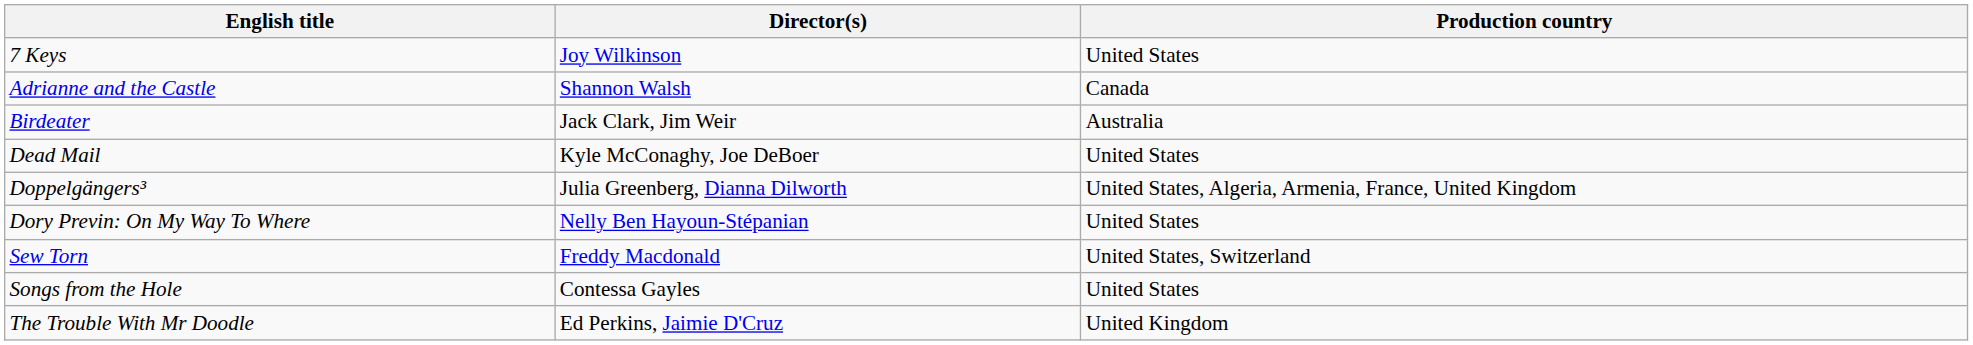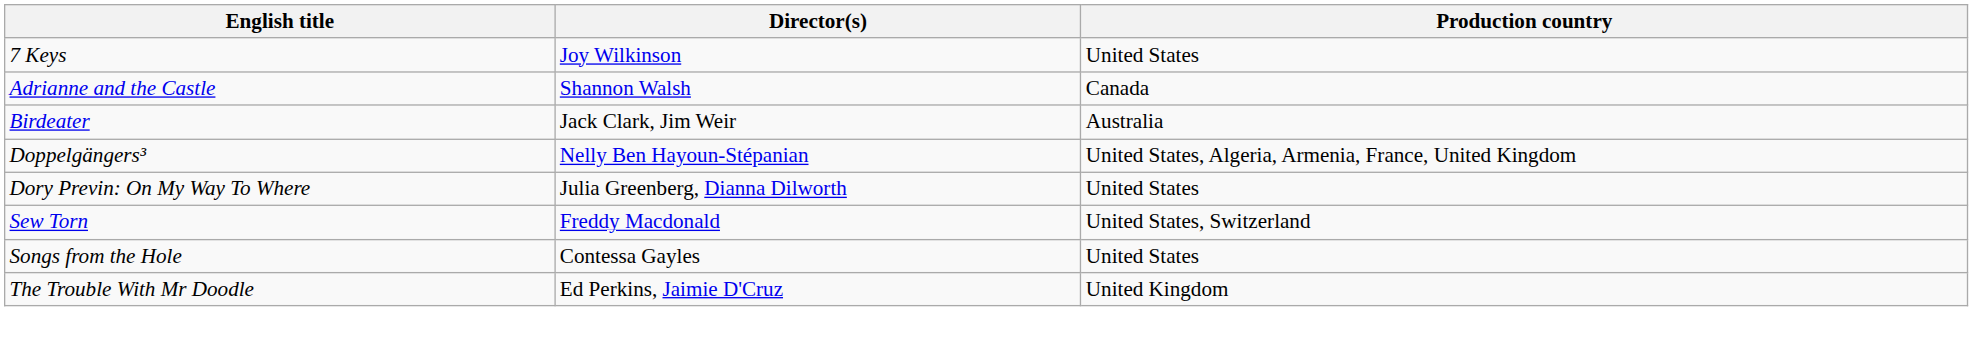- row: (55, 155)
(703, 188) Julia Greenberg, Dianna Dilworth -> (684, 155) Nelly Ben Hayoun-Stépanian
(684, 222) Nelly Ben Hayoun-Stépanian -> (703, 188) Julia Greenberg, Dianna Dilworth
